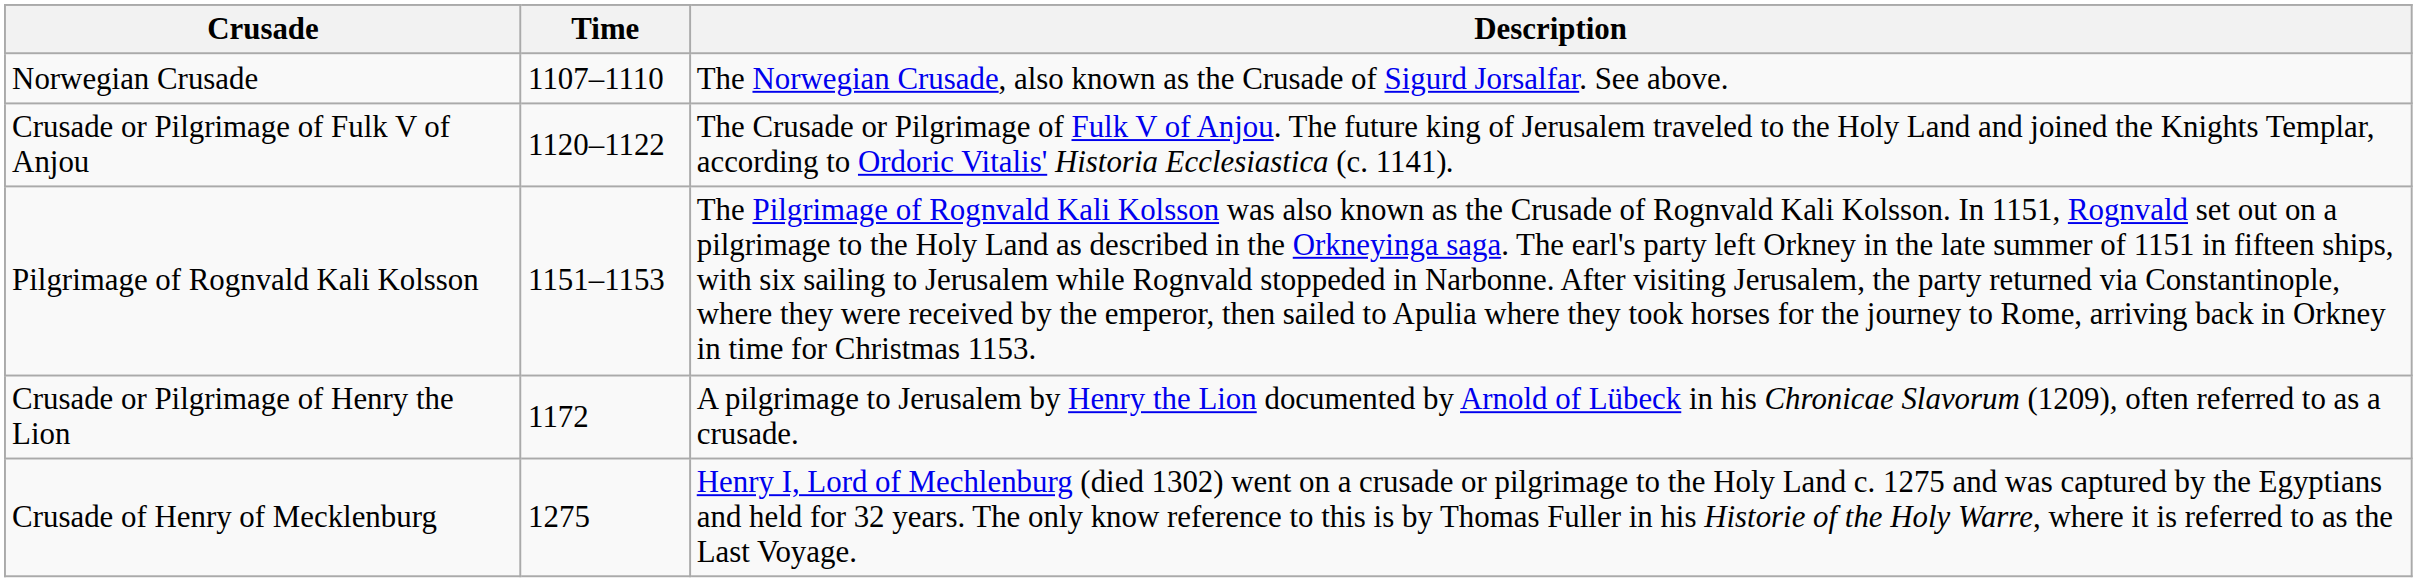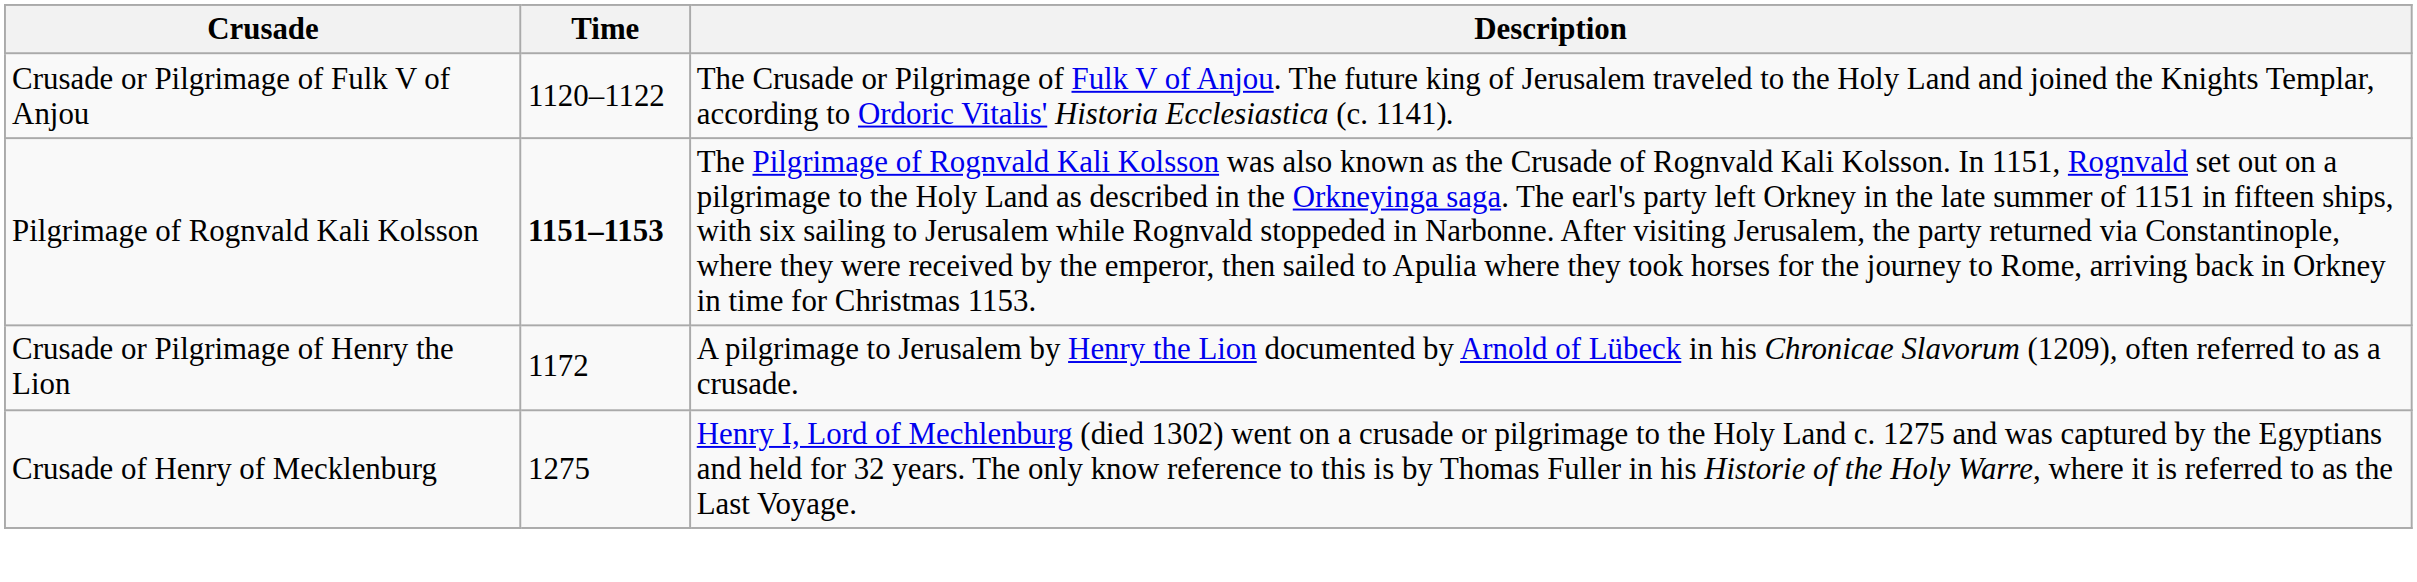- row: (135, 77)
(596, 280) normal -> (596, 231) bold
